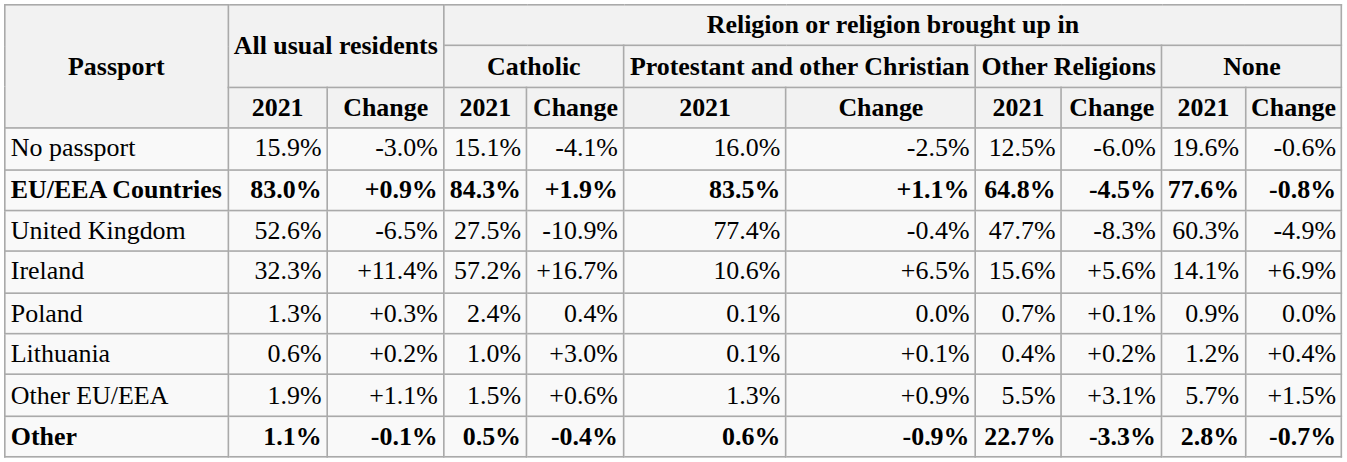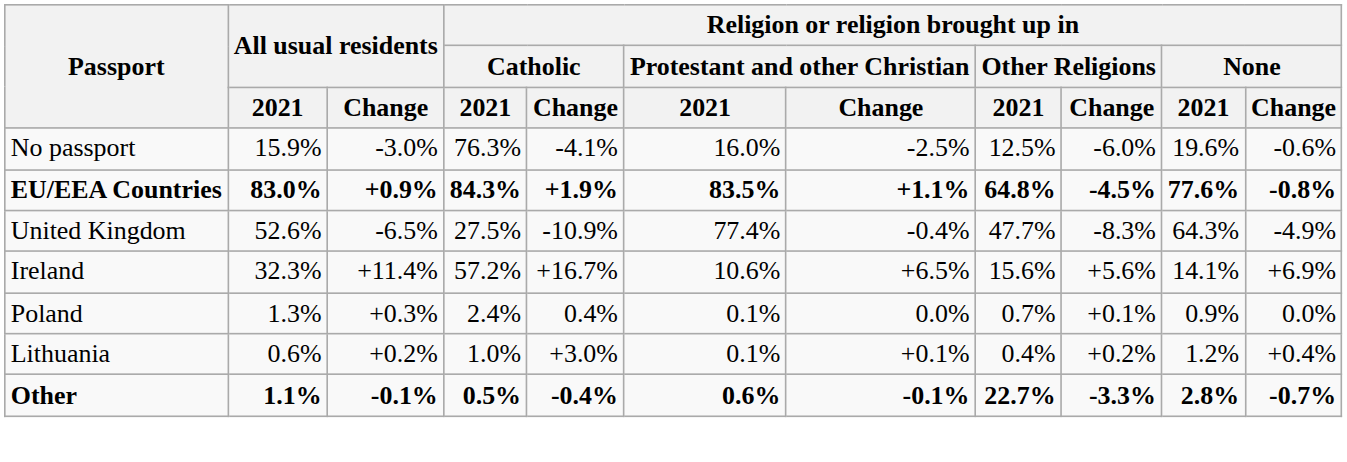(488, 148) 15.1% -> (488, 148) 76.3%
(1206, 230) 60.3% -> (1206, 230) 64.3%
- row: (90, 395)
(936, 436) -0.9% -> (936, 395) -0.1%
